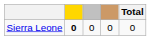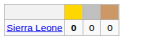- column: (132, 12)
